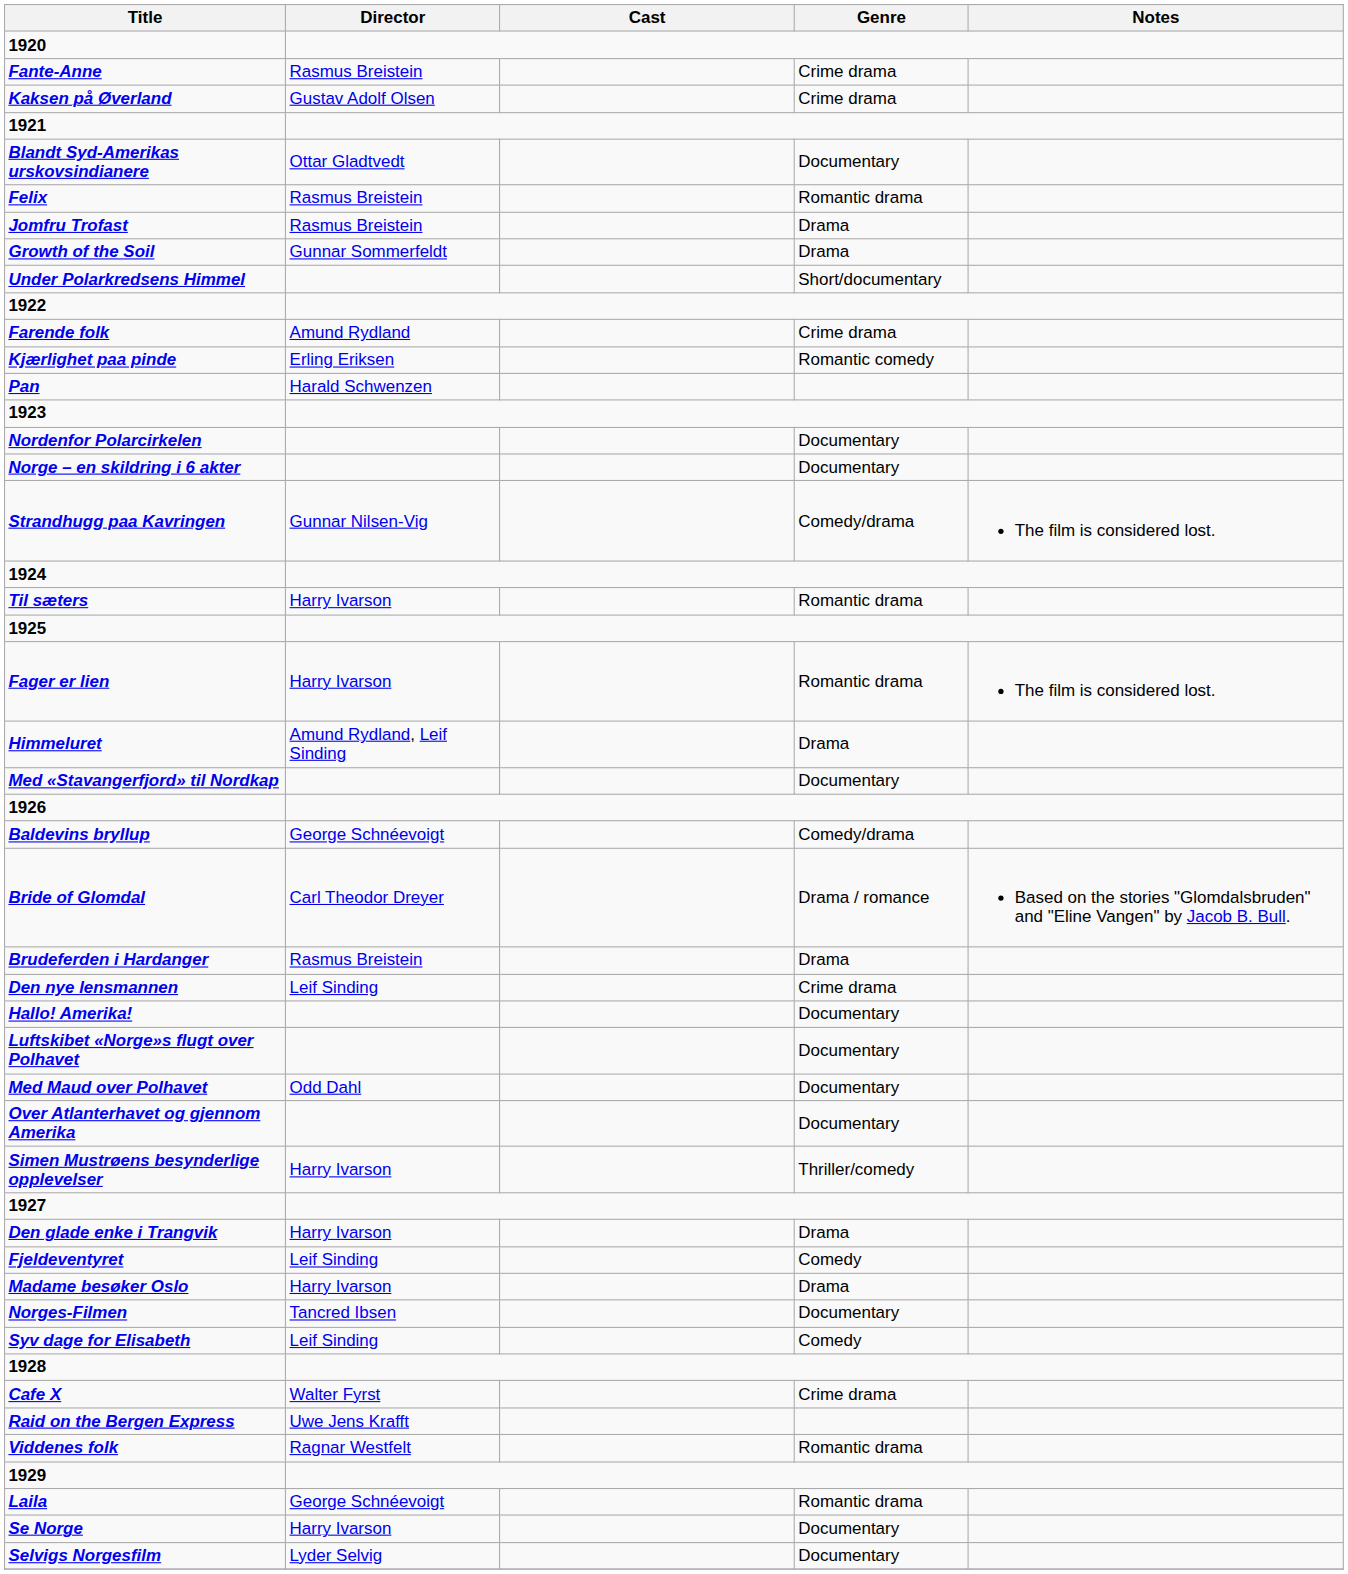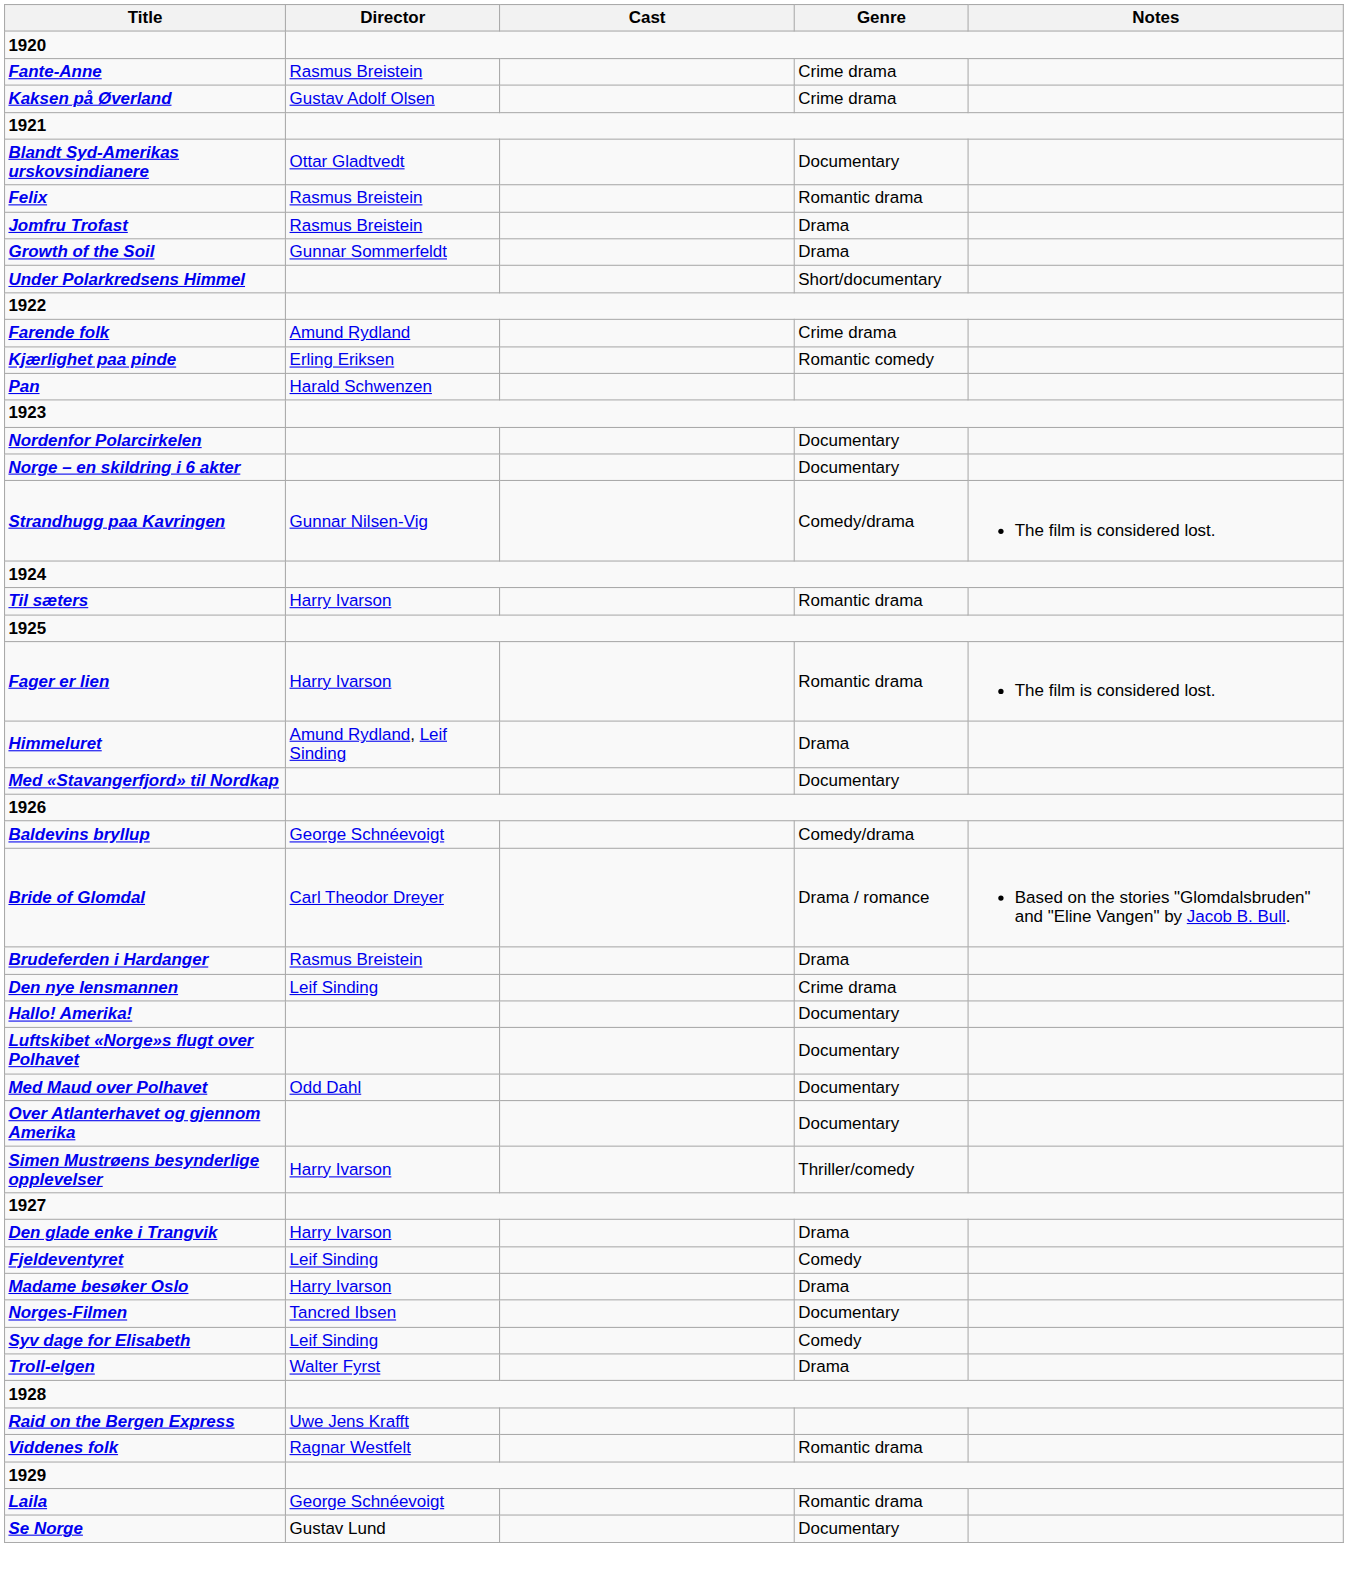+ row: (52, 1367)
- row: (35, 1394)
(340, 1528) Harry Ivarson -> (338, 1528) Gustav Lund
- row: (85, 1555)
